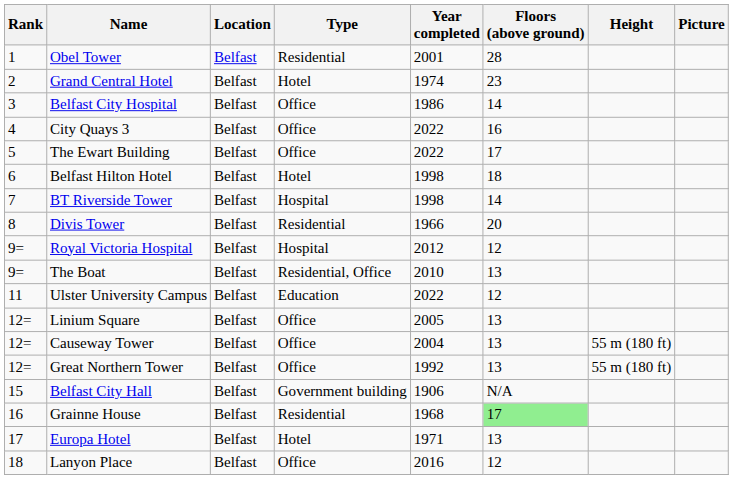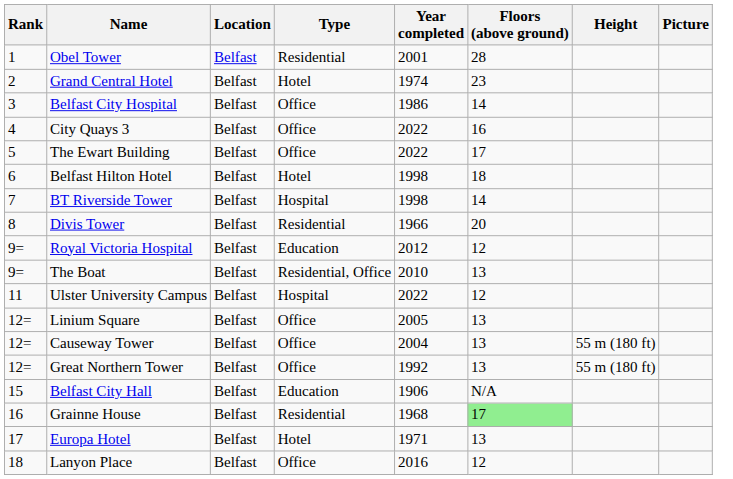(303, 248) Hospital -> (308, 248) Education
(308, 295) Education -> (303, 295) Hospital
(342, 391) Government building -> (308, 391) Education
